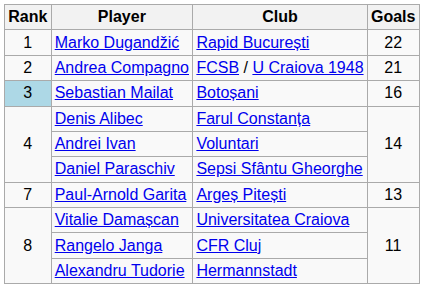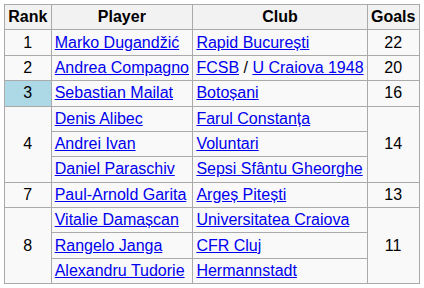(393, 67) 21 -> (393, 67) 20
